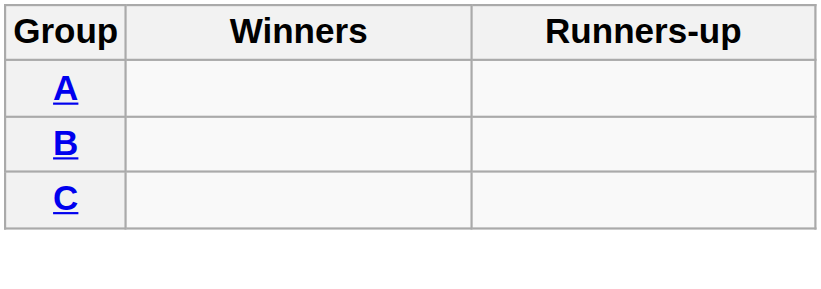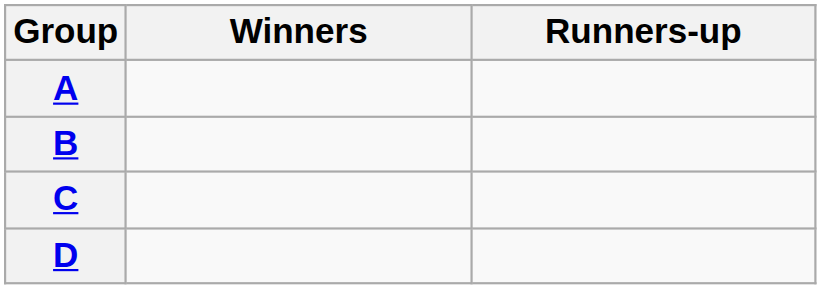+ row: (66, 254)
